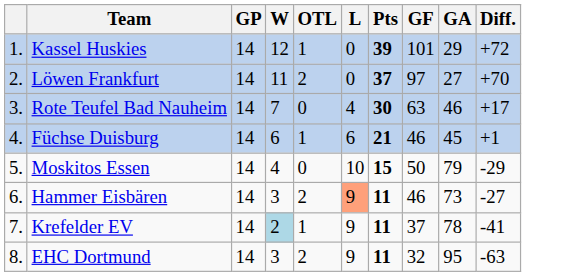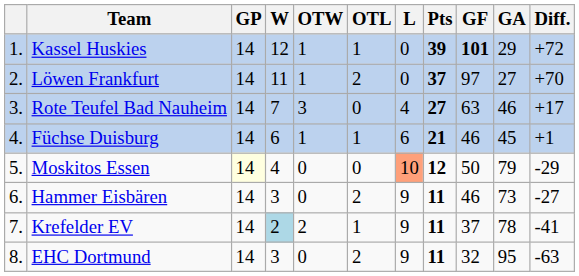+ column: (320, 19)
(421, 49) normal -> (475, 49) bold
(382, 108) 30 -> (437, 108) 27
(245, 167) no background -> (245, 167) lightyellow background
(355, 167) no background -> (409, 167) lightsalmon background
(382, 167) 15 -> (437, 167) 12
(350, 197) lightsalmon background -> (405, 197) no background
